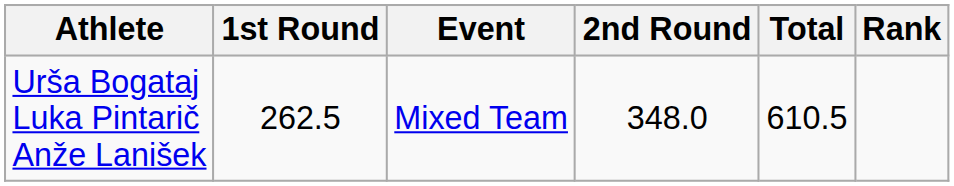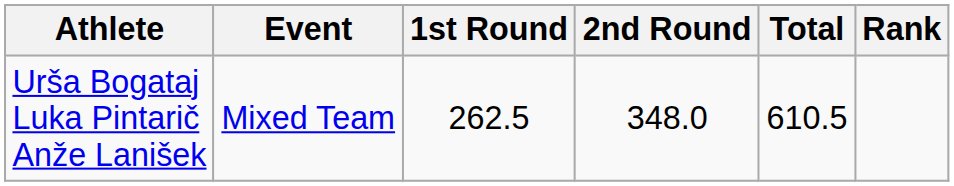columns swapped: (481, 30) <-> (300, 30)
